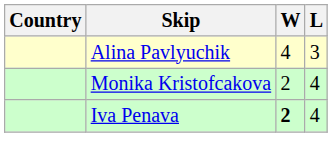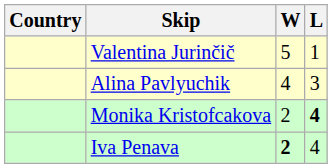+ row: (163, 52)
(315, 83) normal -> (315, 115) bold
